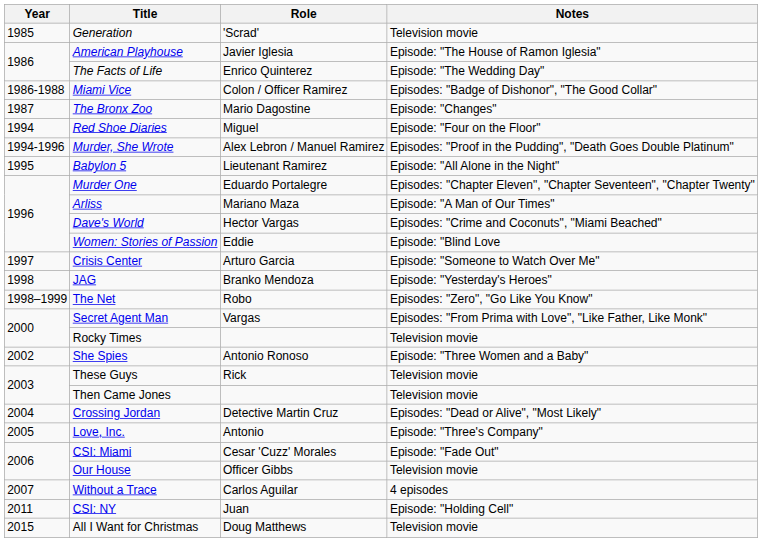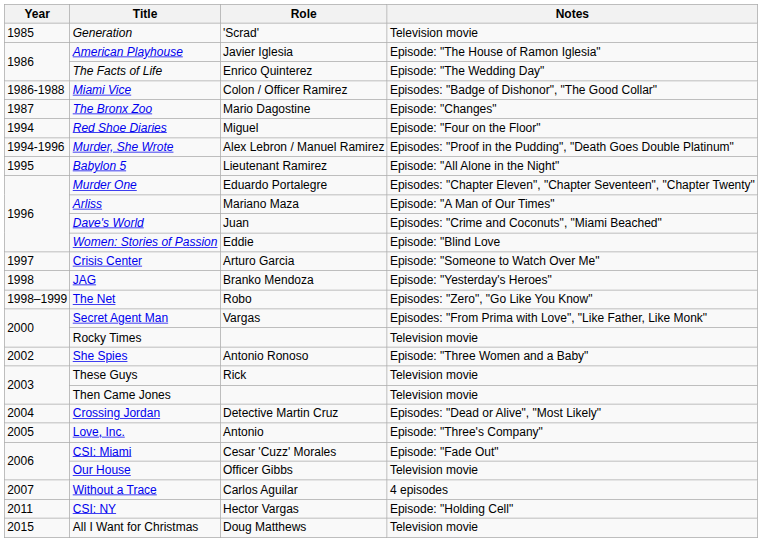(261, 223) Hector Vargas -> (236, 223) Juan
(236, 508) Juan -> (261, 508) Hector Vargas
